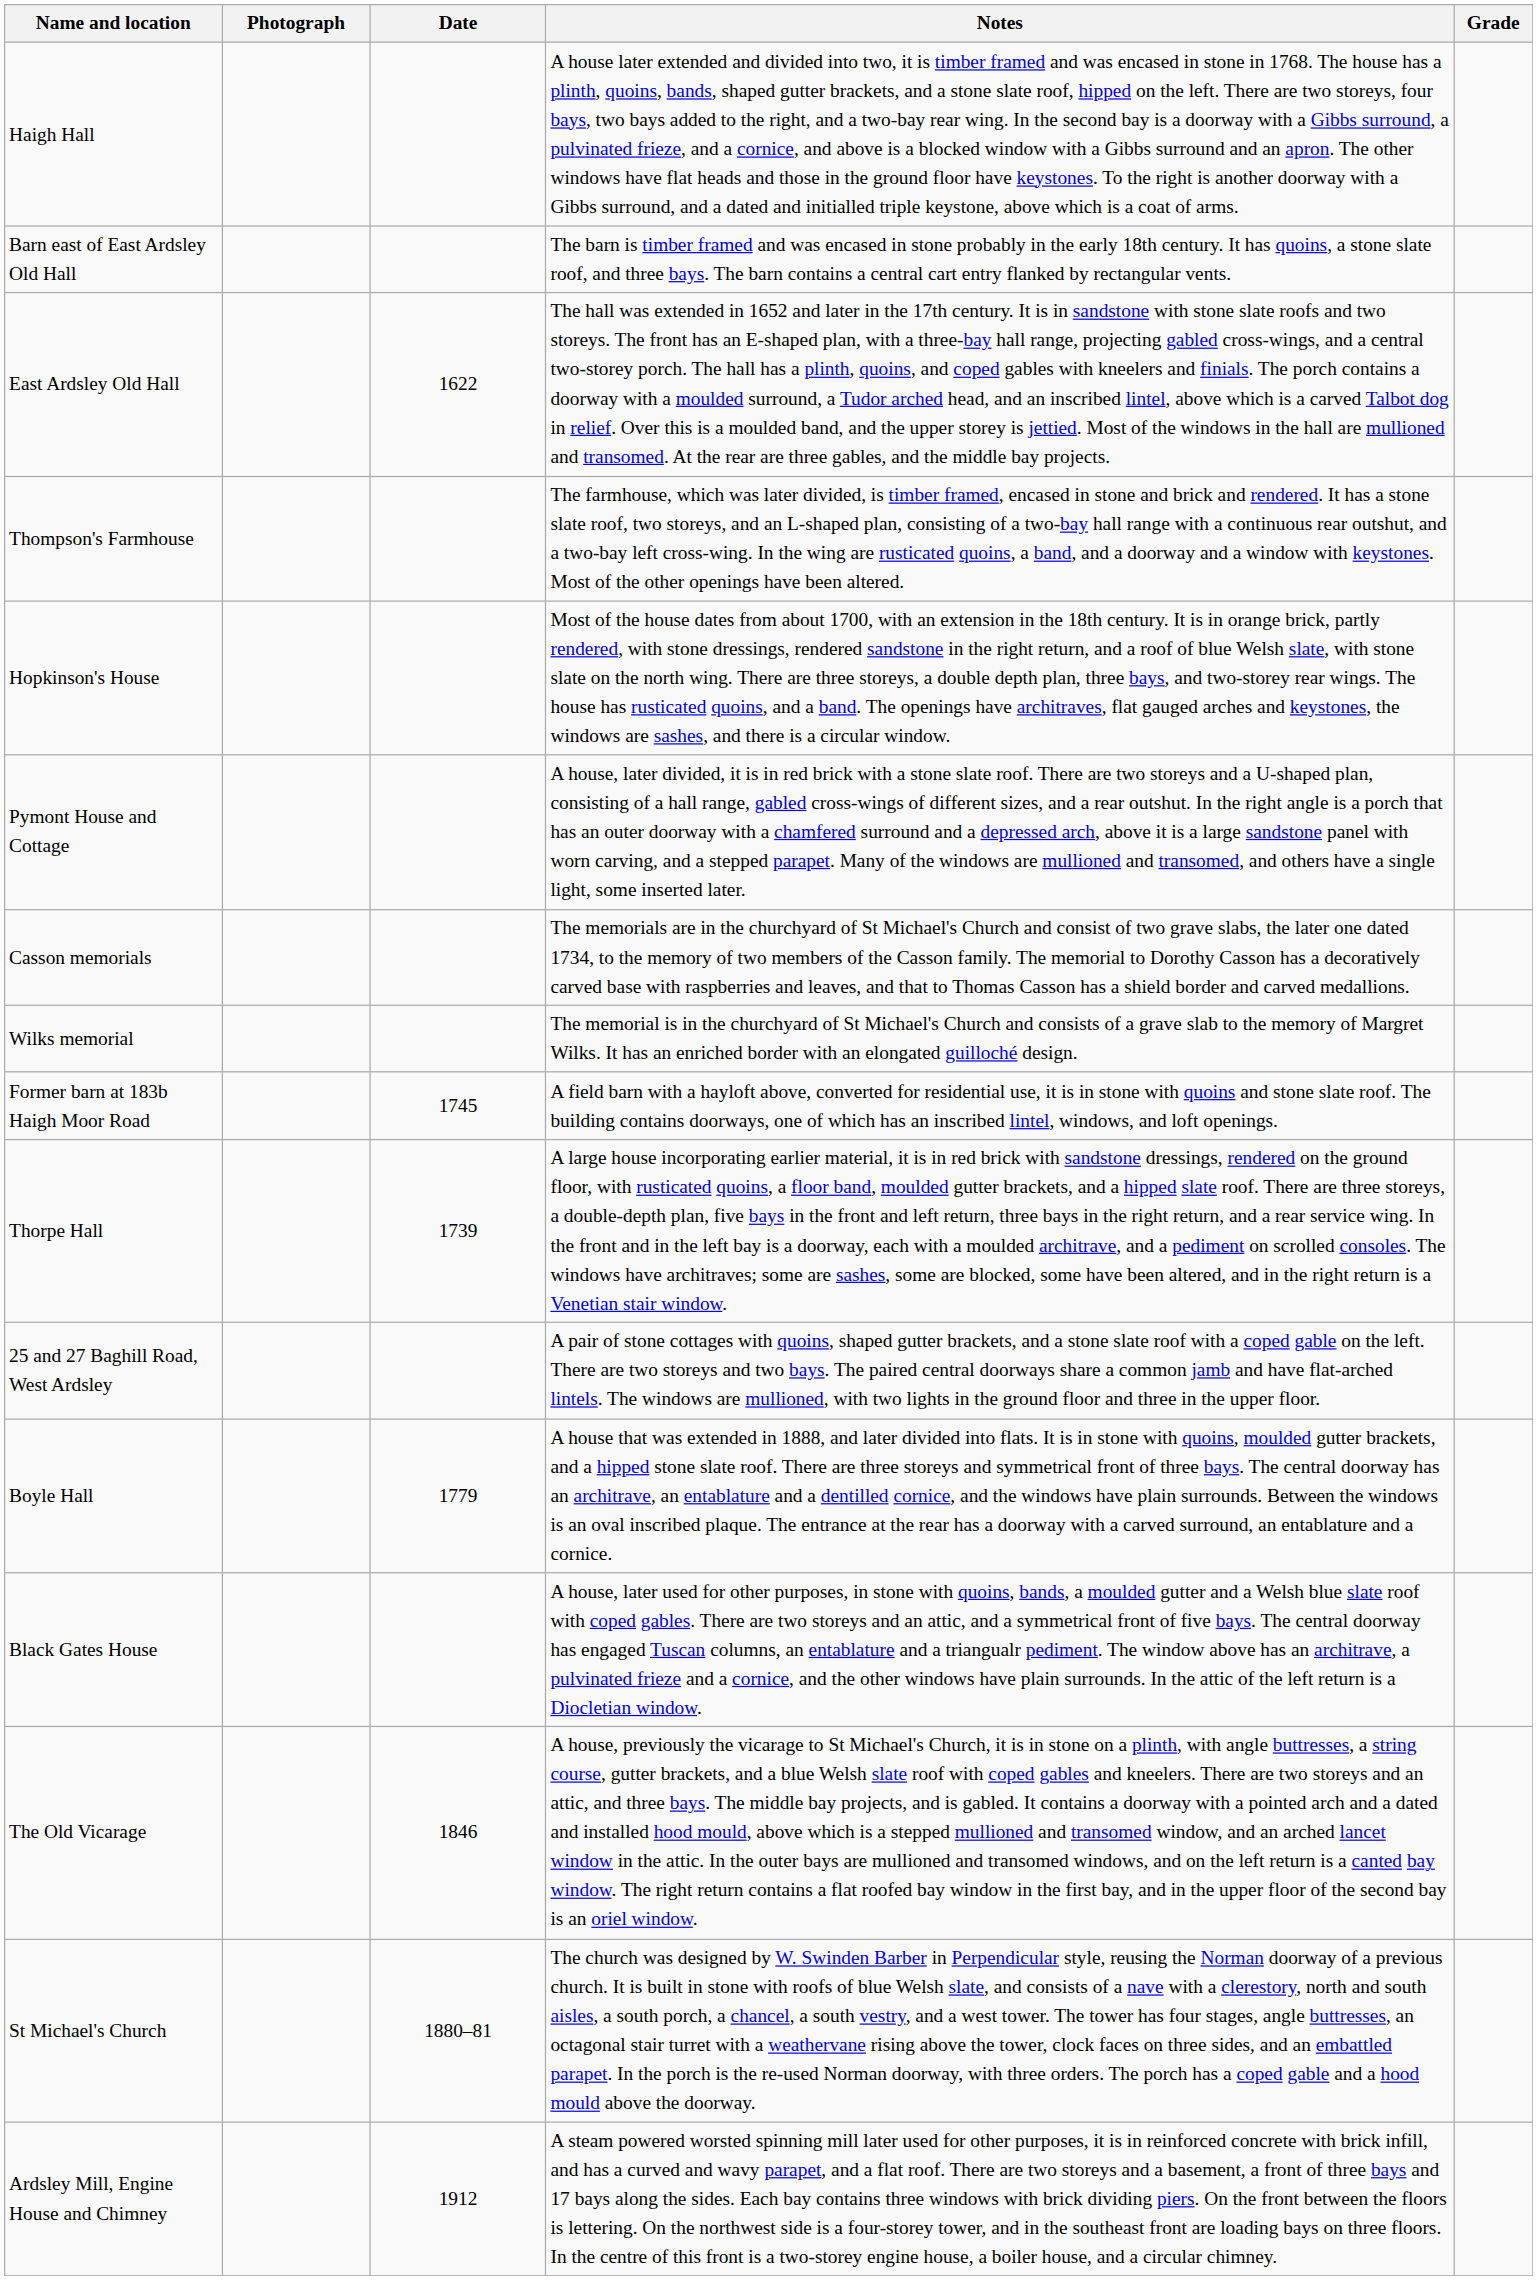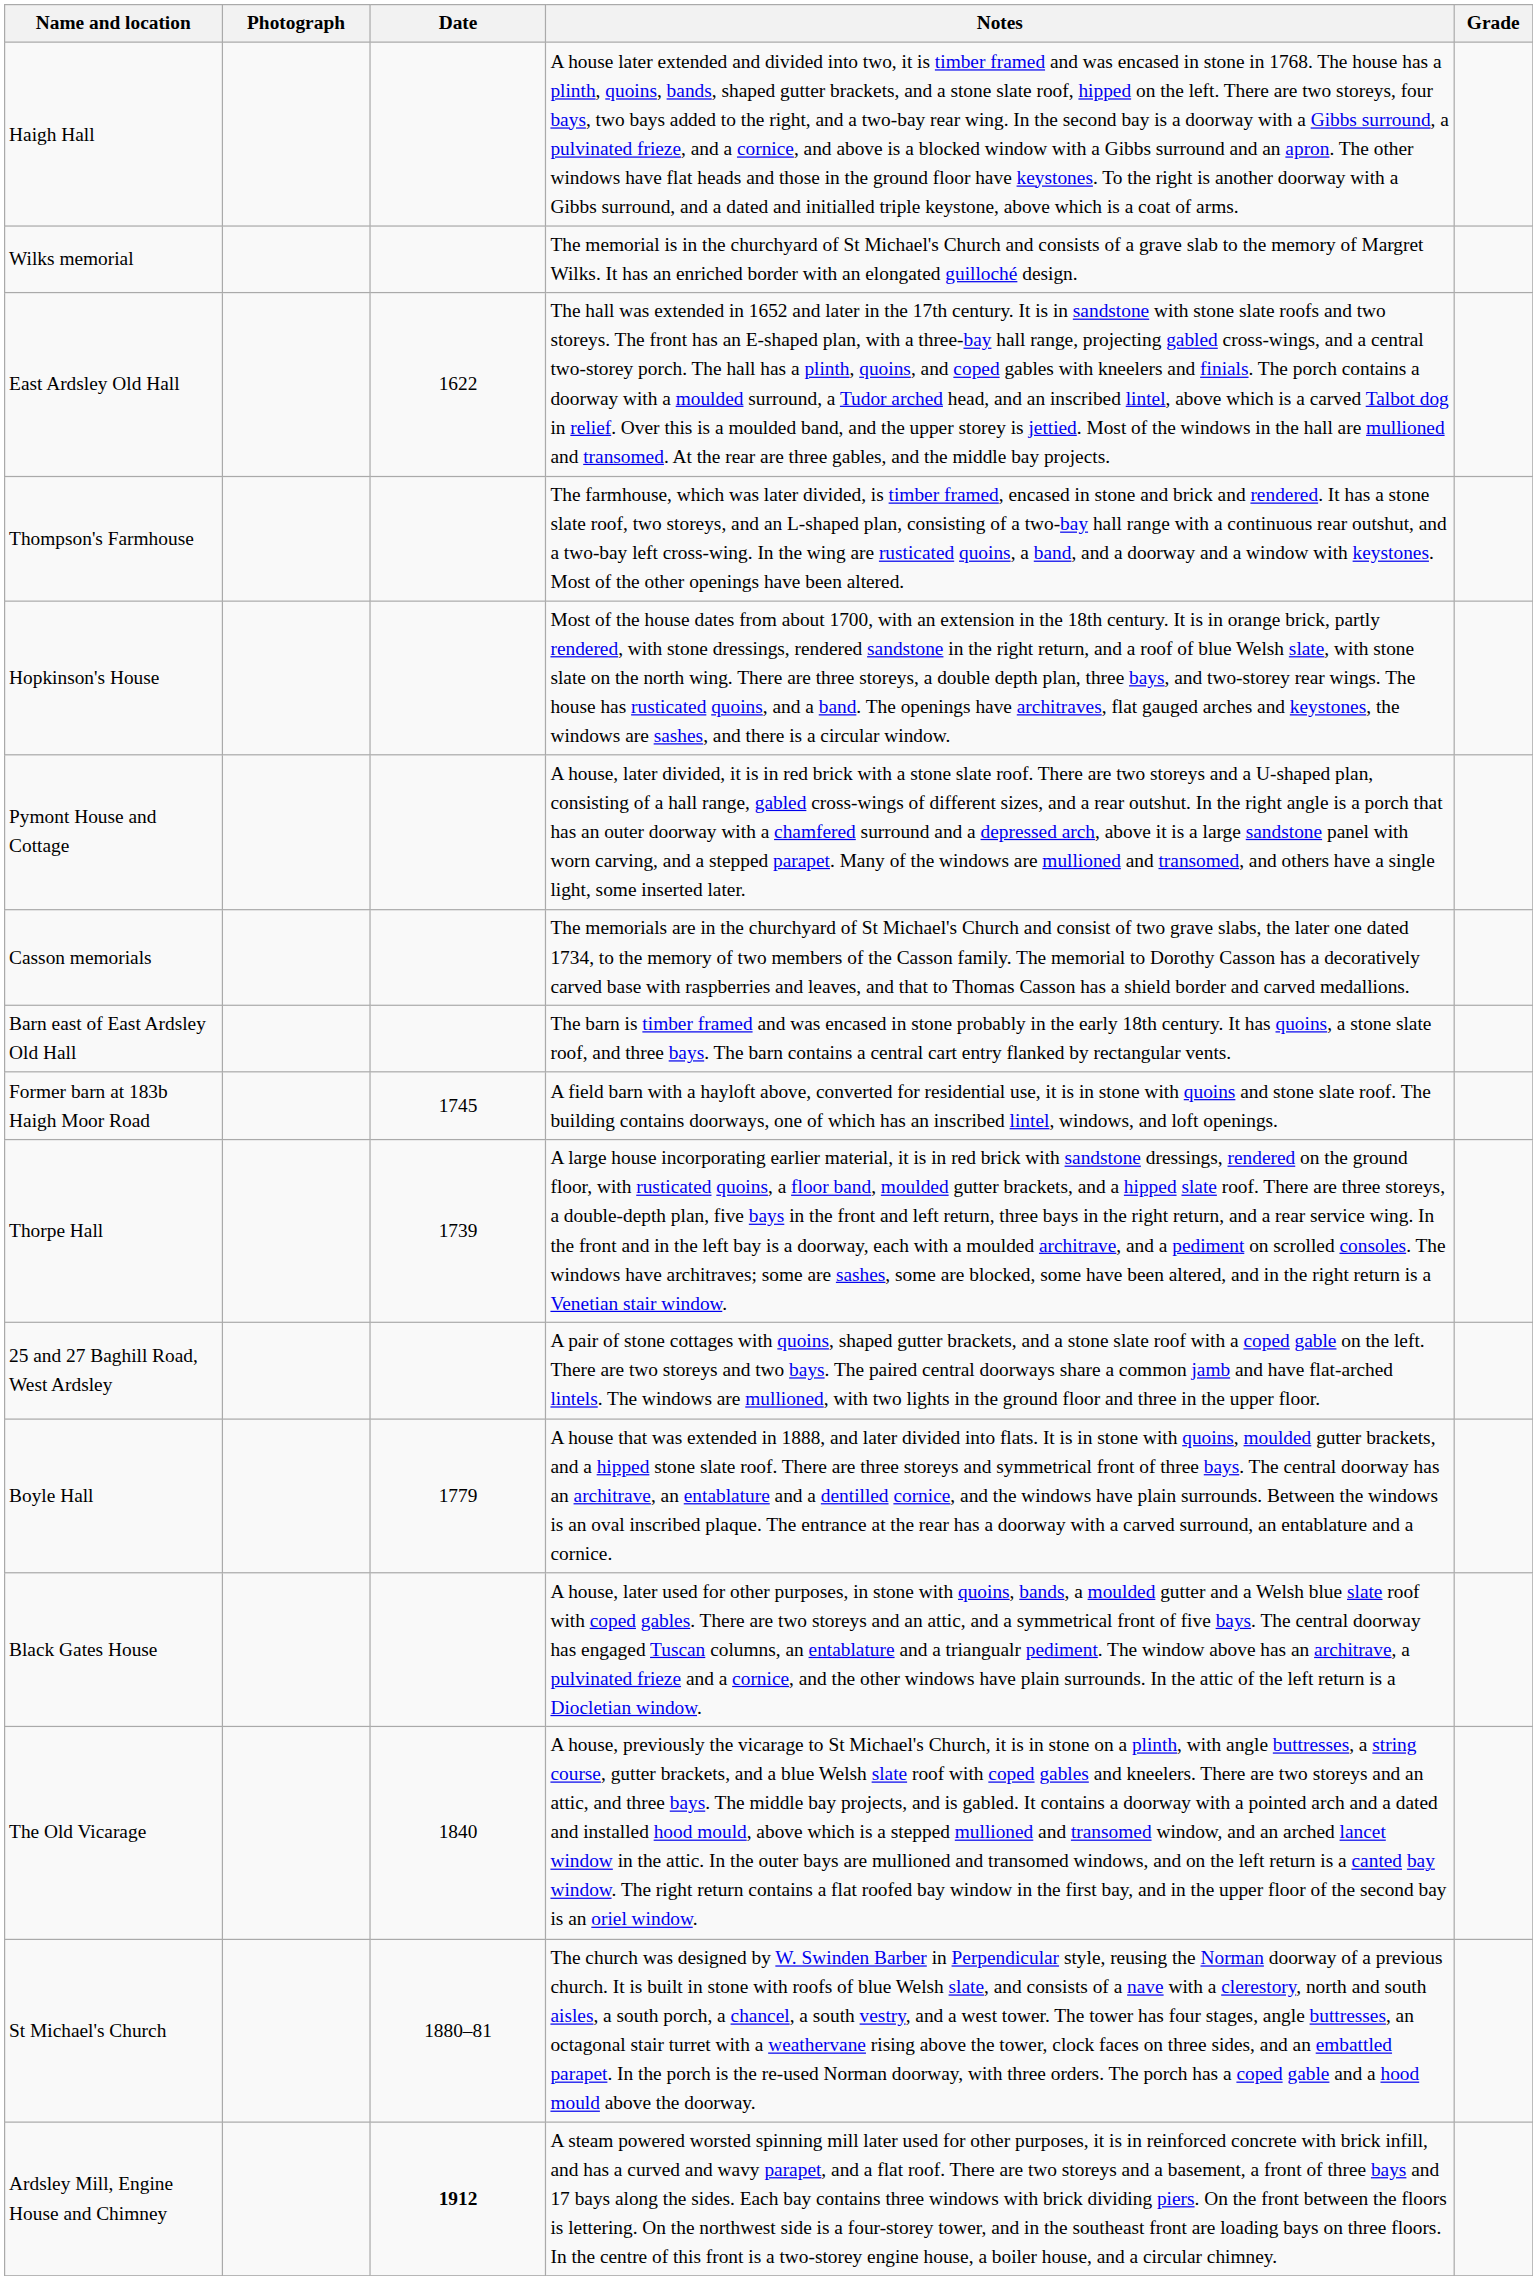rows swapped: (107, 259) <-> (71, 1038)
(458, 1832) 1846 -> (458, 1832) 1840
(458, 2199) normal -> (458, 2199) bold
